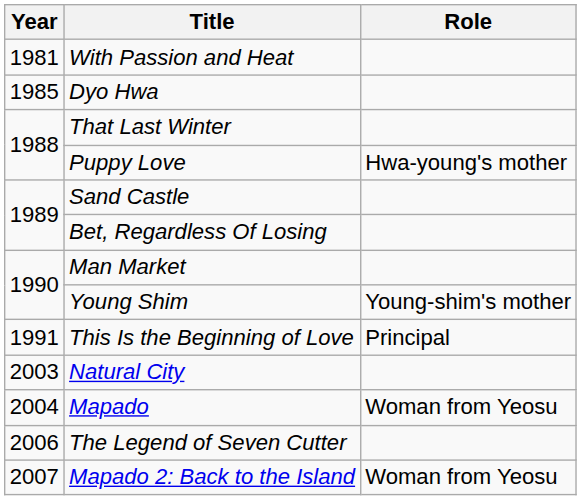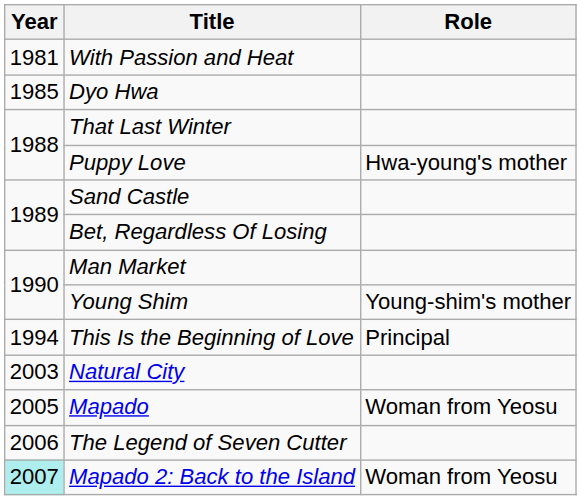(34, 337) 1991 -> (34, 337) 1994
(34, 407) 2004 -> (34, 407) 2005
(34, 477) no background -> (34, 477) paleturquoise background
